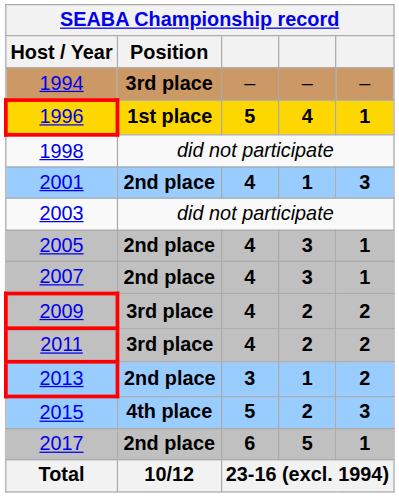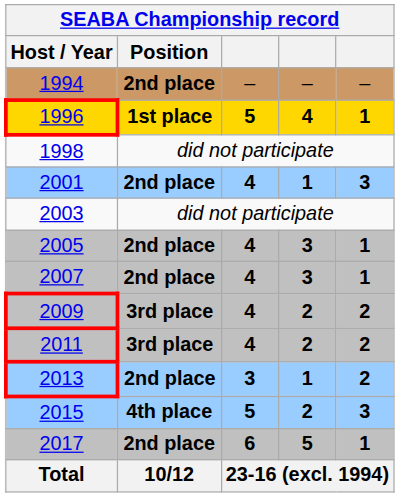(169, 83) 3rd place -> (169, 83) 2nd place
